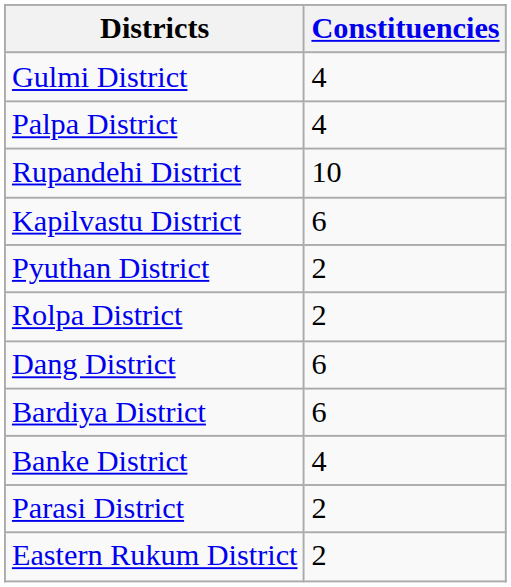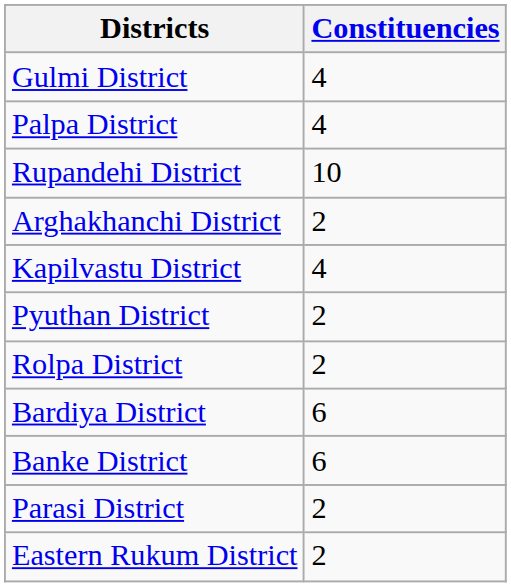+ row: (146, 220)
(319, 220) 6 -> (319, 268) 4
- row: (94, 364)
(319, 460) 4 -> (319, 460) 6
